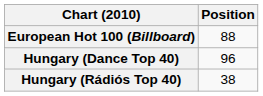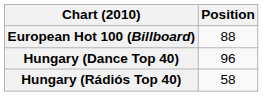(228, 79) 38 -> (228, 79) 58
